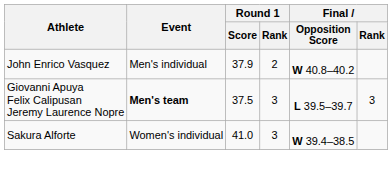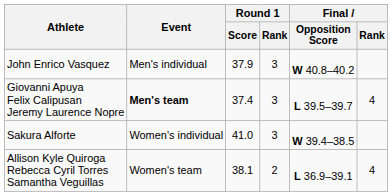(275, 65) 2 -> (275, 65) 3
(243, 100) 37.5 -> (243, 100) 37.4
(372, 100) 3 -> (372, 100) 4
+ row: (58, 171)
